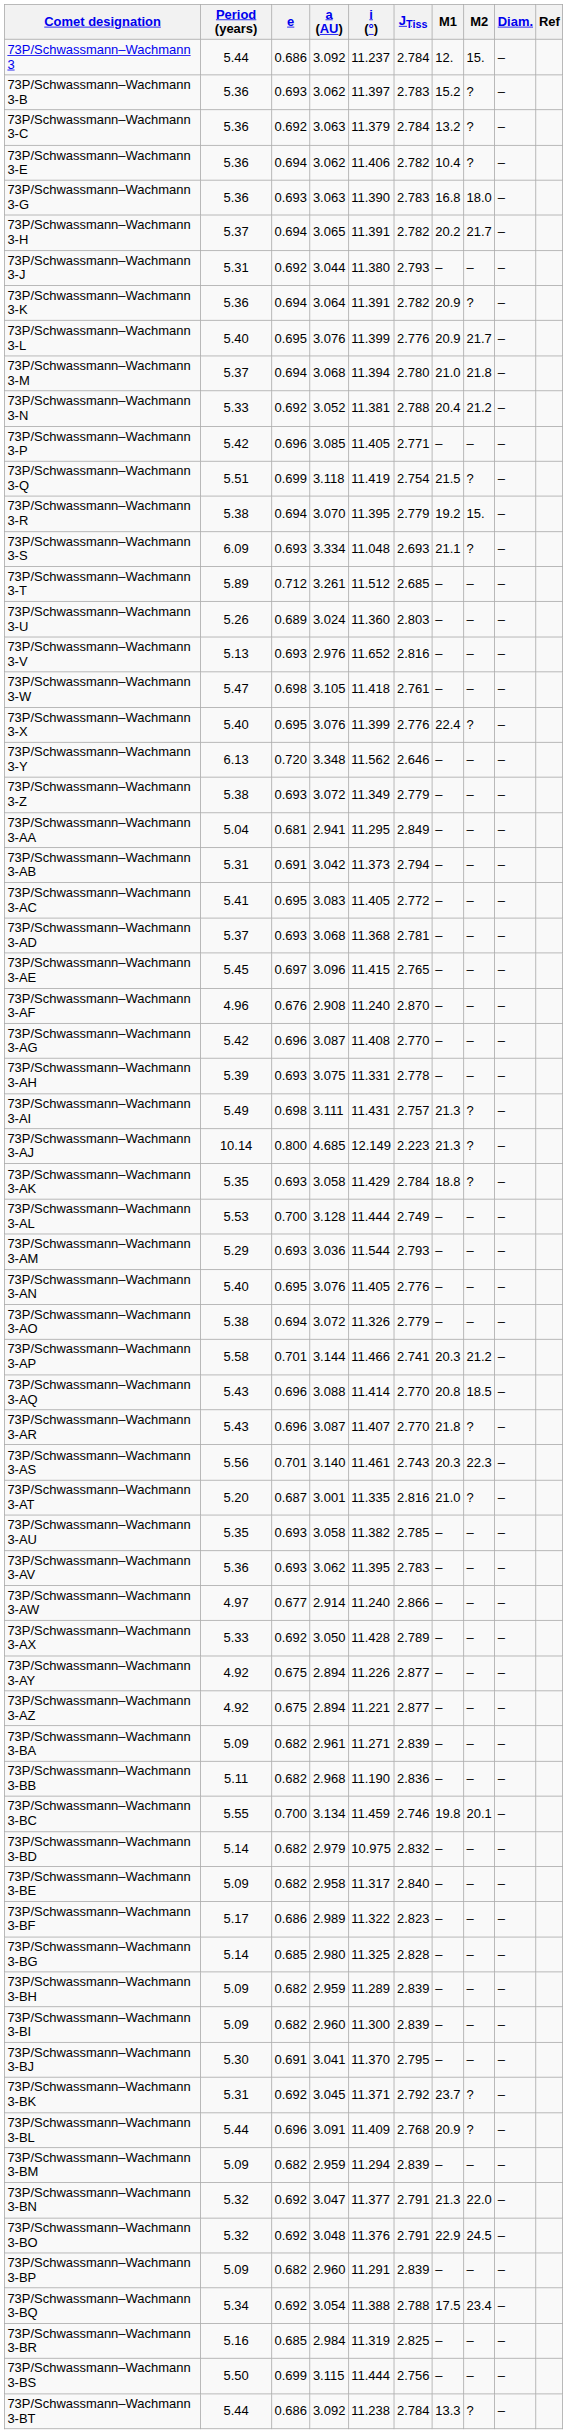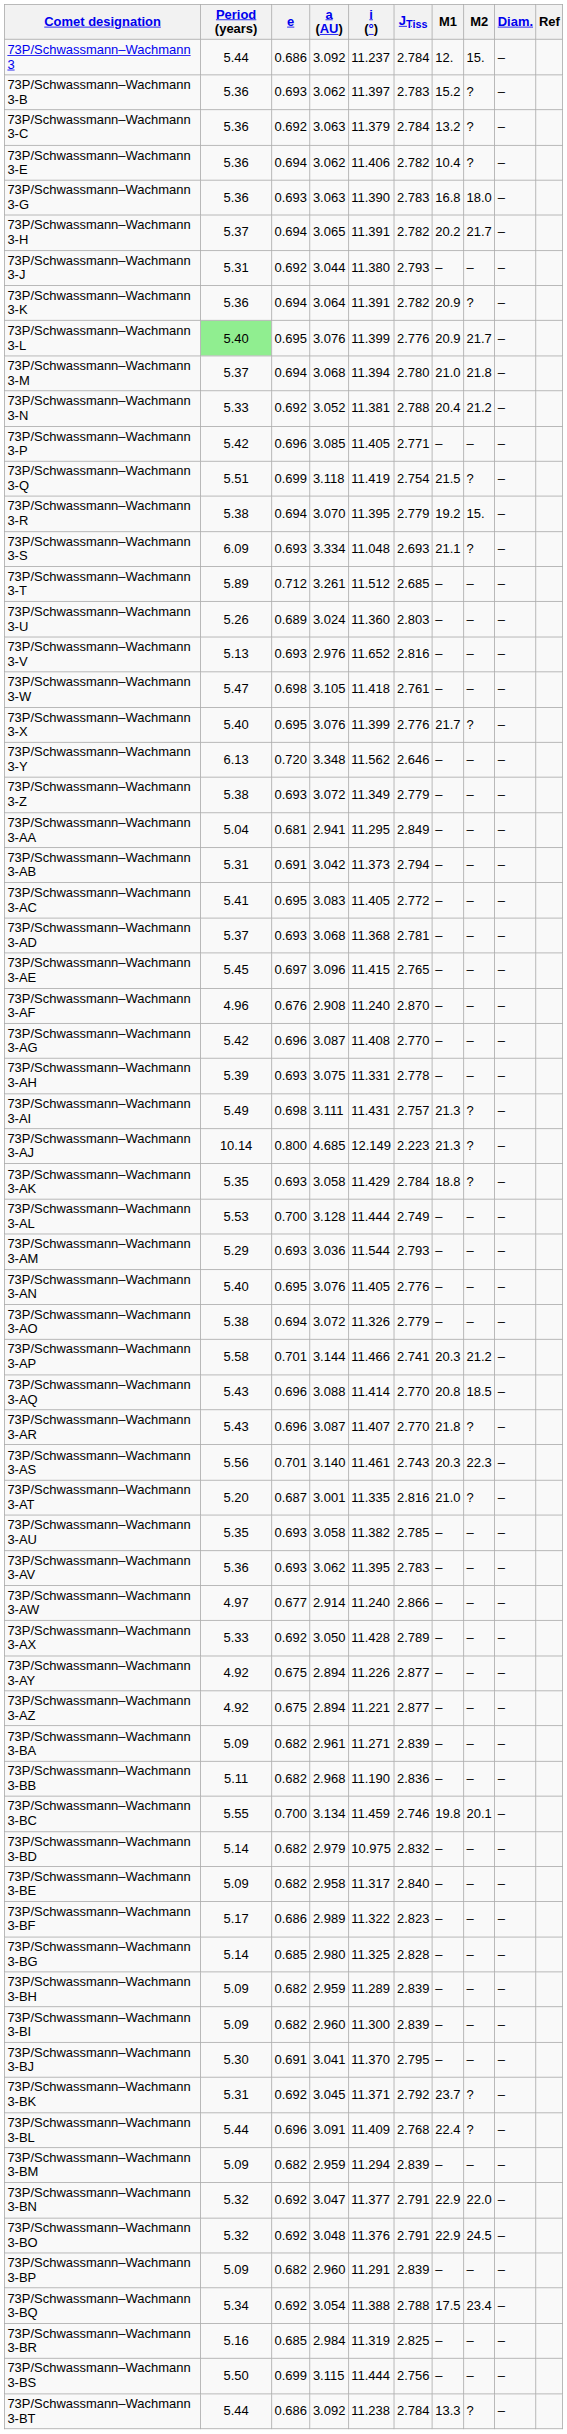(236, 338) no background -> (236, 338) lightgreen background
(448, 724) 22.4 -> (448, 724) 21.7
(448, 2130) 20.9 -> (448, 2130) 22.4
(448, 2200) 21.3 -> (448, 2200) 22.9
